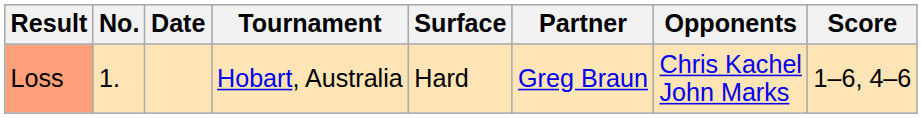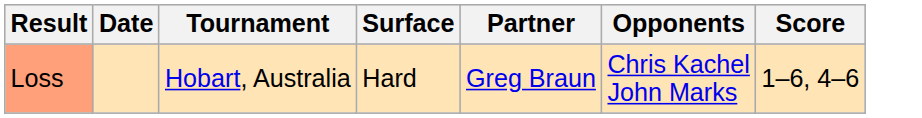- column: (119, 24)
